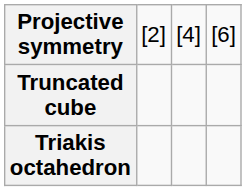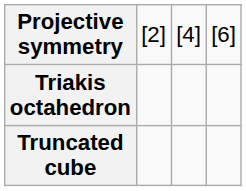rows swapped: (70, 155) <-> (70, 94)
